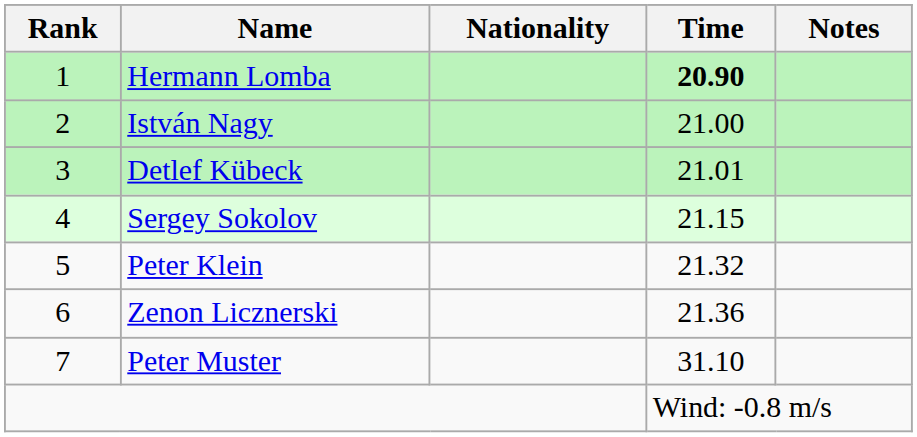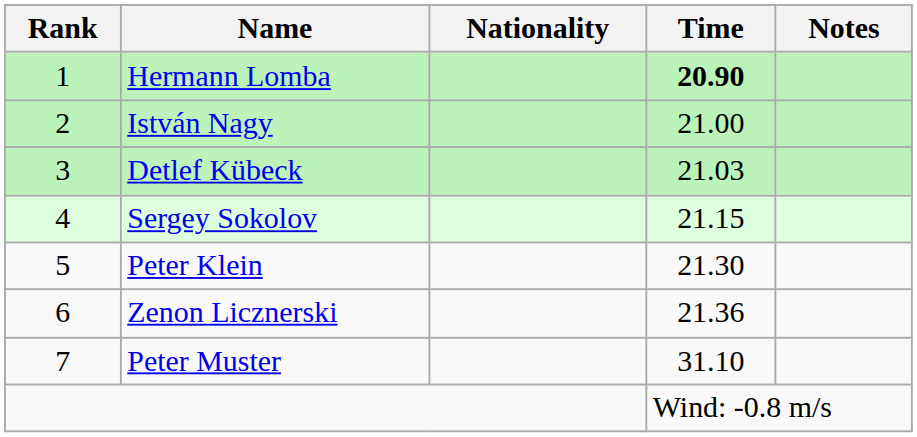(711, 170) 21.01 -> (711, 170) 21.03
(711, 265) 21.32 -> (711, 265) 21.30
